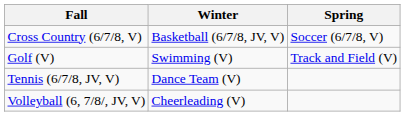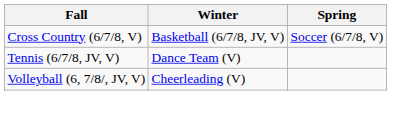- row: (31, 57)
